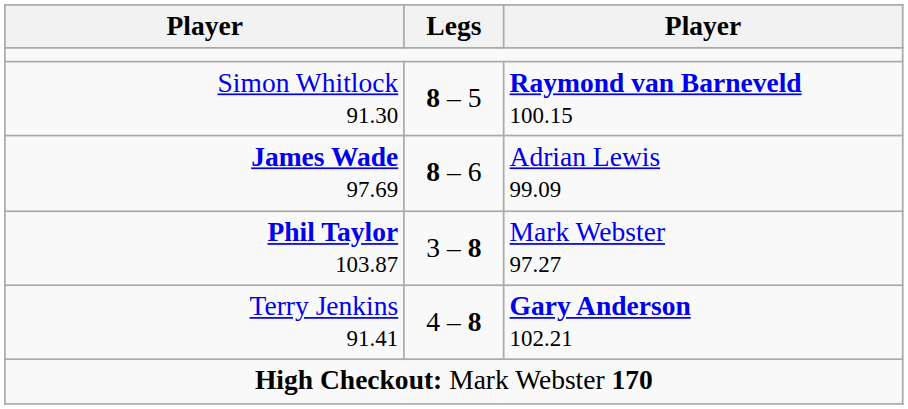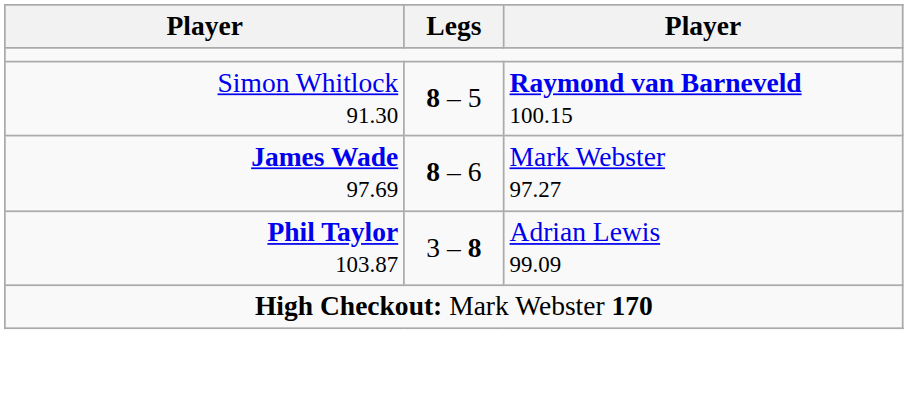(585, 172) Adrian Lewis 99.09 -> (587, 172) Mark Webster 97.27
(587, 247) Mark Webster 97.27 -> (585, 247) Adrian Lewis 99.09
- row: (324, 321)
